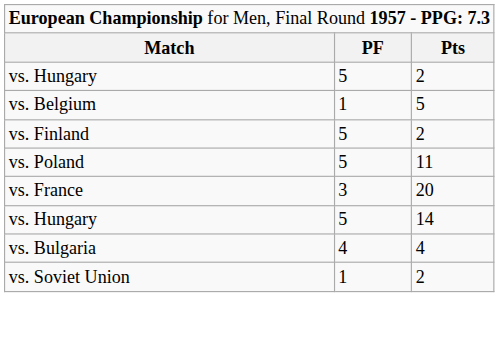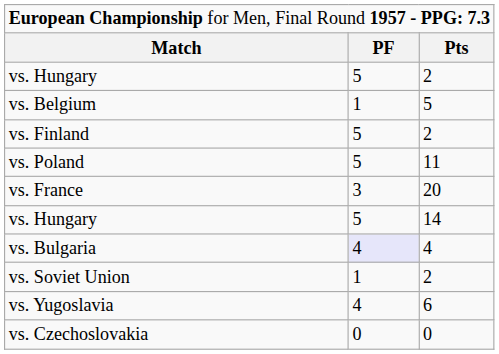(343, 248) no background -> (357, 248) lavender background
+ row: (61, 305)
+ row: (79, 334)
